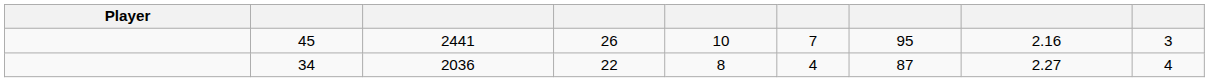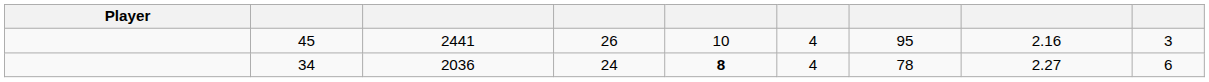(813, 40) 7 -> (813, 40) 4
(609, 64) 22 -> (609, 64) 24
(721, 64) normal -> (721, 64) bold
(905, 64) 87 -> (905, 64) 78
(1168, 64) 4 -> (1168, 64) 6
